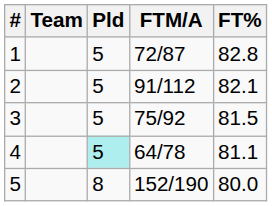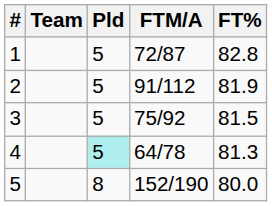(238, 86) 82.1 -> (238, 86) 81.9
(238, 151) 81.1 -> (238, 151) 81.3
